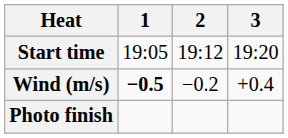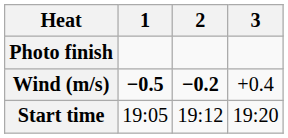rows swapped: (61, 52) <-> (61, 116)
(200, 84) normal -> (200, 84) bold
